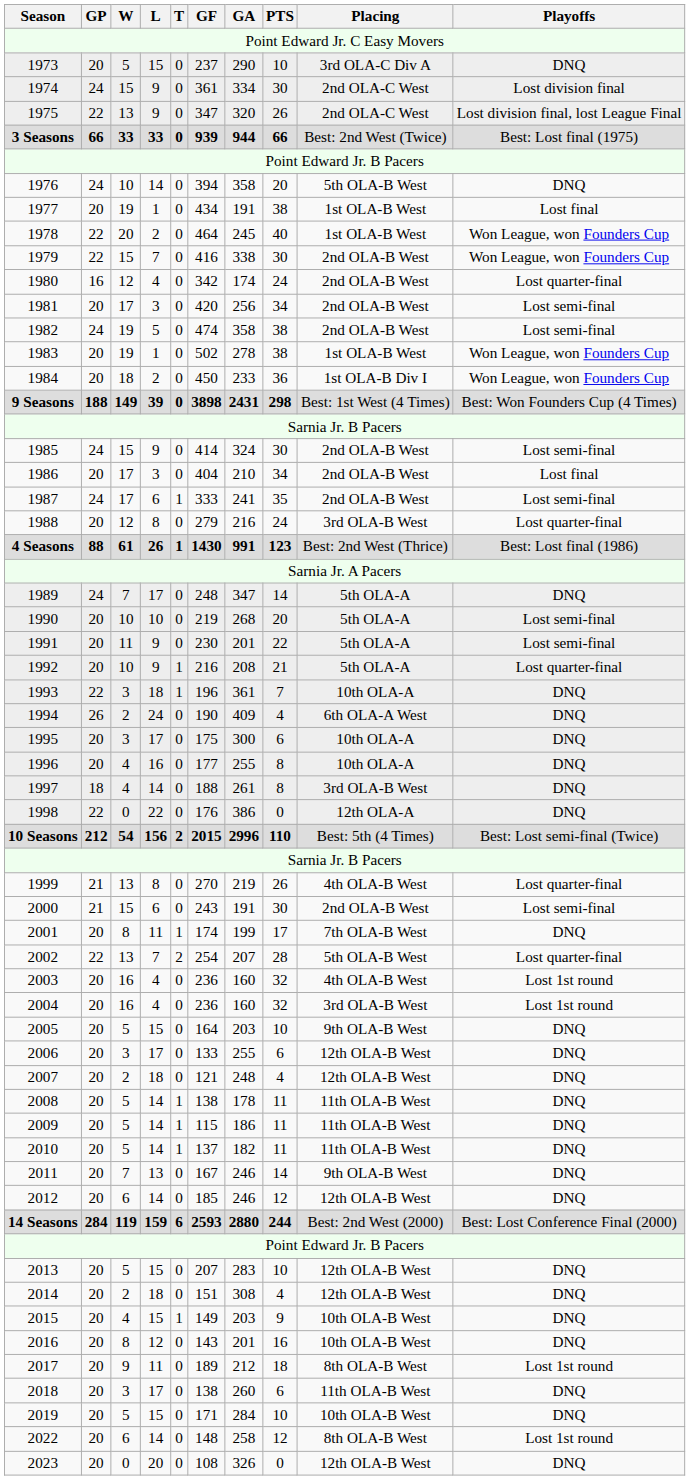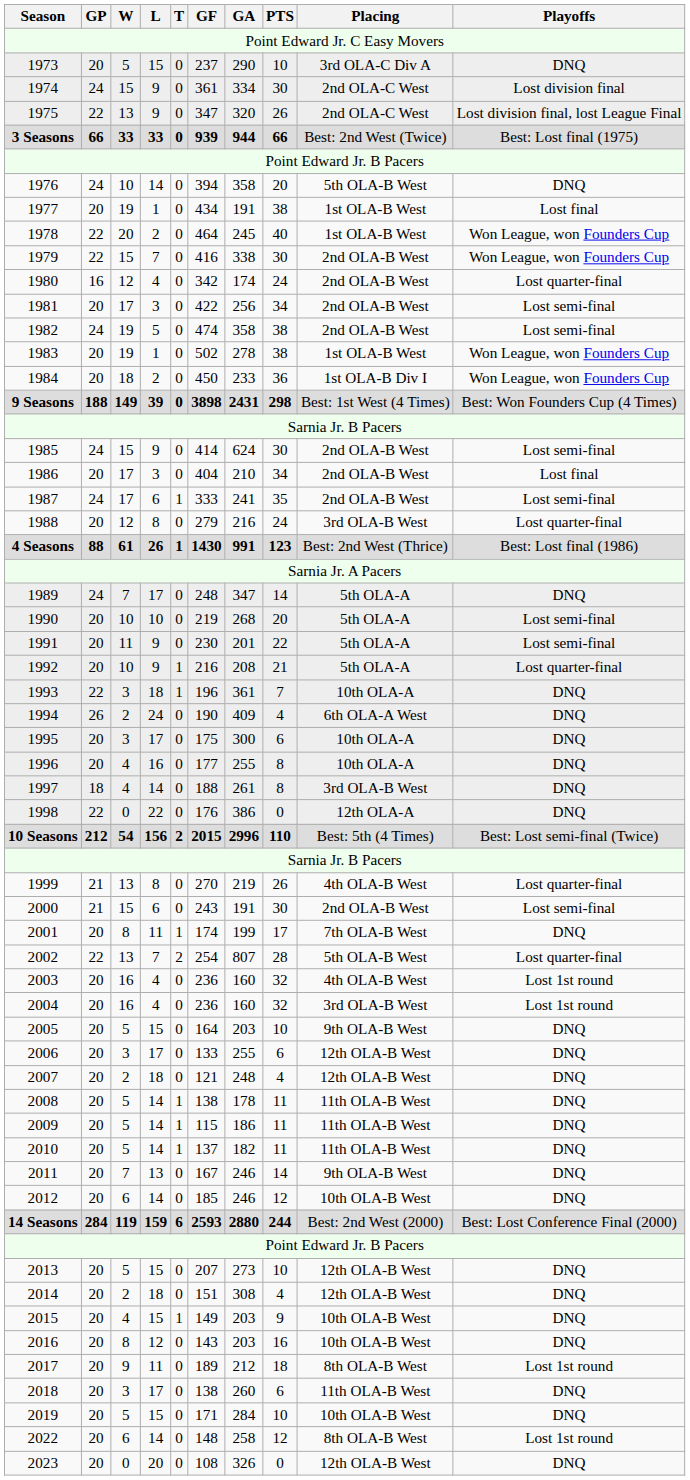(206, 305) 420 -> (206, 305) 422
(244, 450) 324 -> (244, 450) 624
(244, 956) 207 -> (244, 956) 807
(375, 1197) 12th OLA-B West -> (375, 1197) 10th OLA-B West
(244, 1270) 283 -> (244, 1270) 273
(244, 1342) 201 -> (244, 1342) 203
